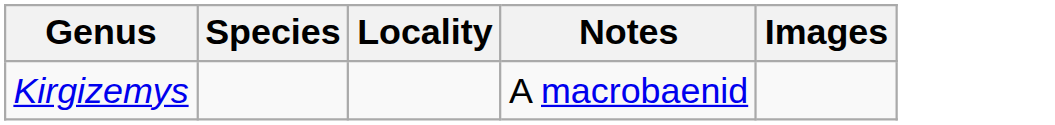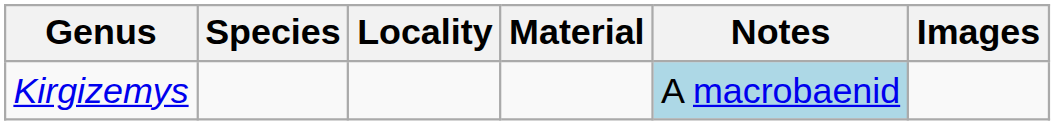+ column: (577, 32)
(629, 89) no background -> (781, 89) lightblue background
